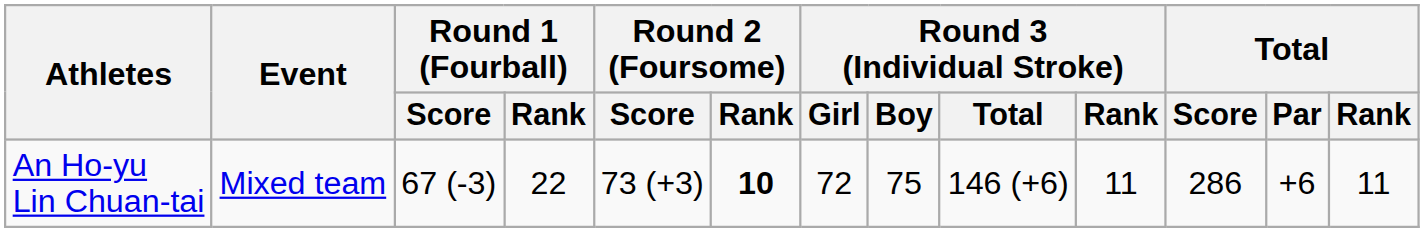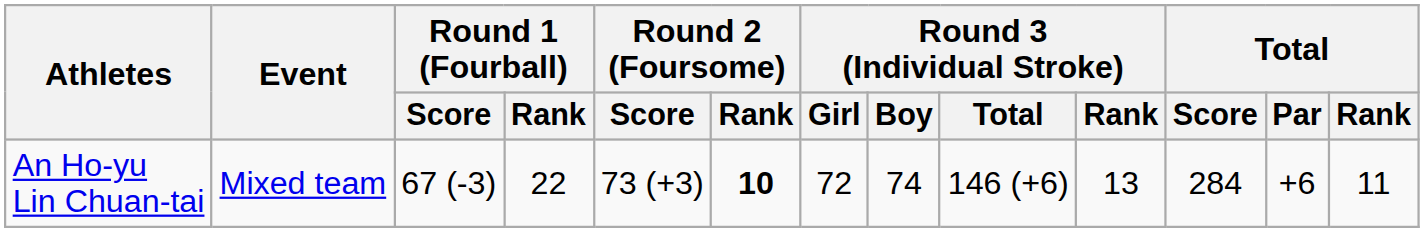(904, 184) 75 -> (904, 184) 74
(1121, 184) 11 -> (1121, 184) 13
(1215, 184) 286 -> (1215, 184) 284
